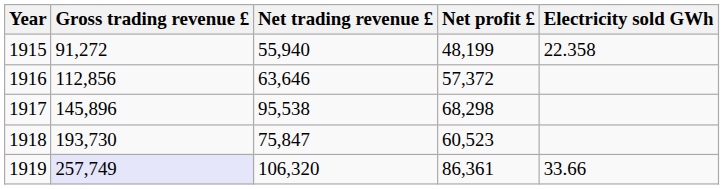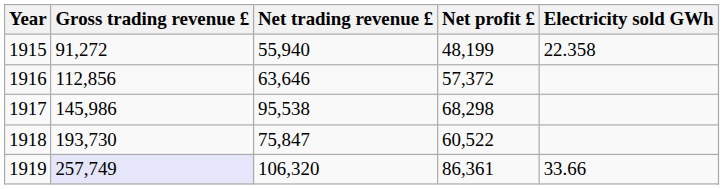(86, 109) 145,896 -> (86, 109) 145,986
(468, 139) 60,523 -> (468, 139) 60,522
